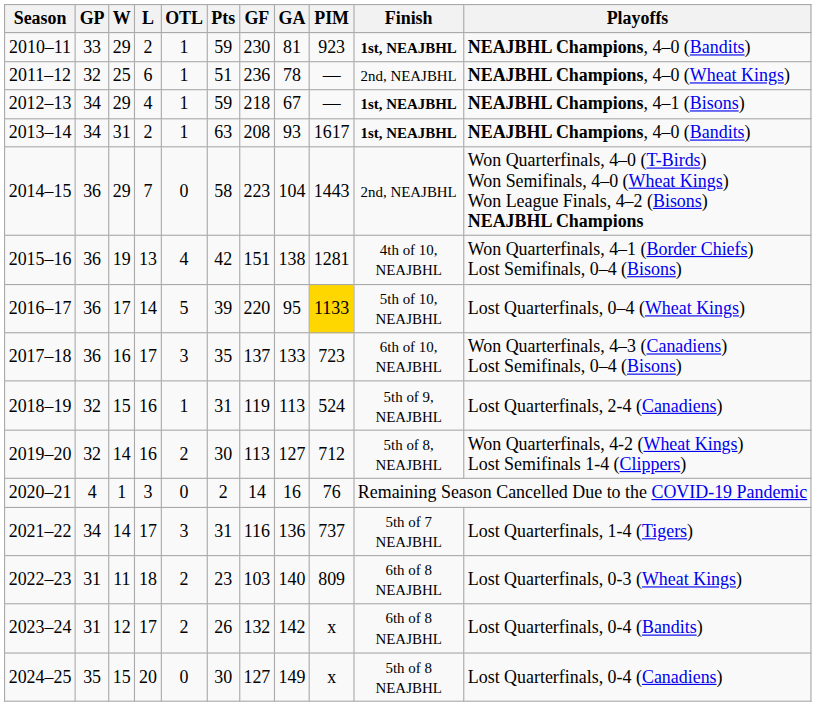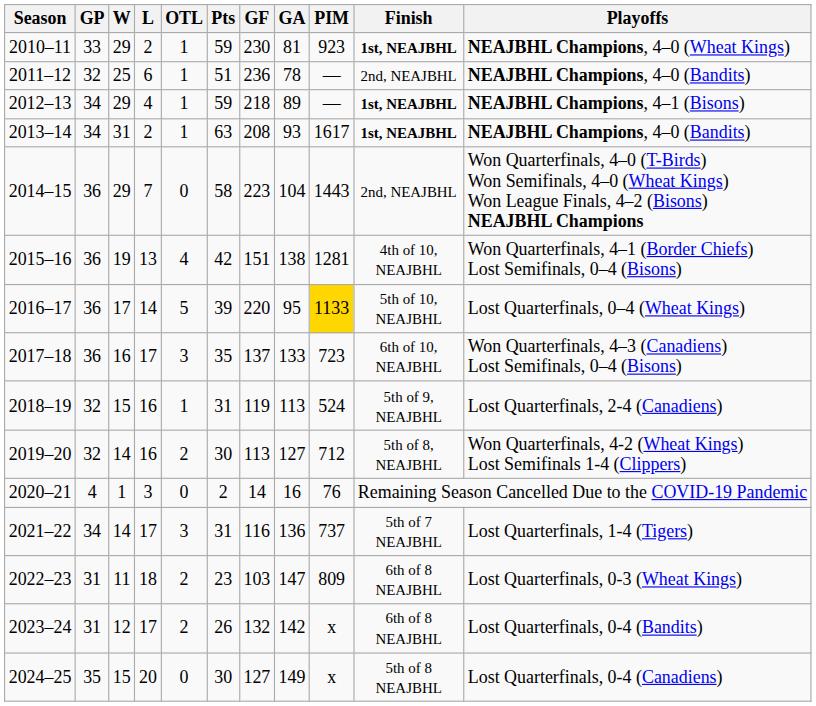(609, 47) NEAJBHL Champions, 4–0 (Bandits) -> (629, 47) NEAJBHL Champions, 4–0 (Wheat Kings)
(629, 75) NEAJBHL Champions, 4–0 (Wheat Kings) -> (609, 75) NEAJBHL Champions, 4–0 (Bandits)
(292, 103) 67 -> (292, 103) 89
(292, 579) 140 -> (292, 579) 147
